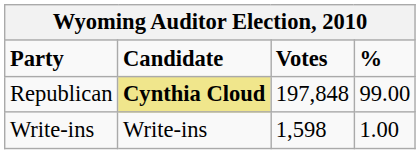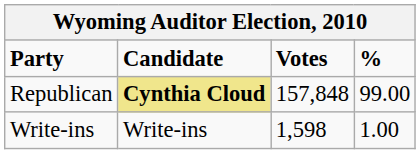(312, 93) 197,848 -> (312, 93) 157,848
